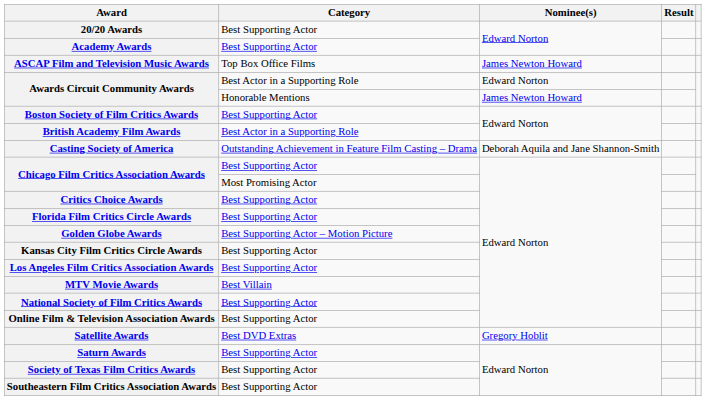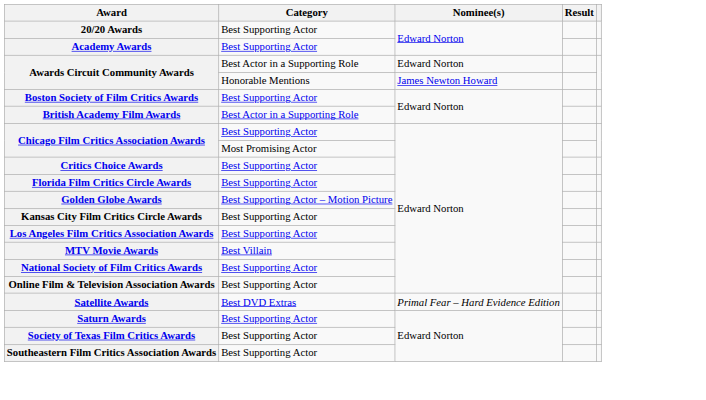- row: (112, 64)
- row: (112, 149)
(515, 336) Gregory Hoblit -> (479, 302) Primal Fear – Hard Evidence Edition
